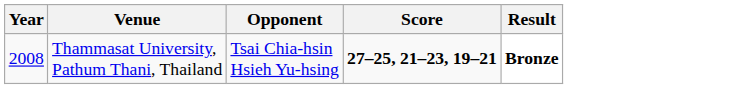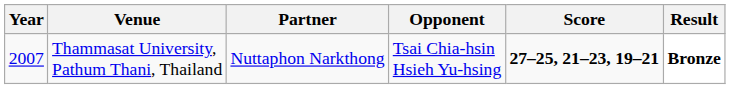+ column: (307, 19)
(26, 58) 2008 -> (26, 58) 2007
